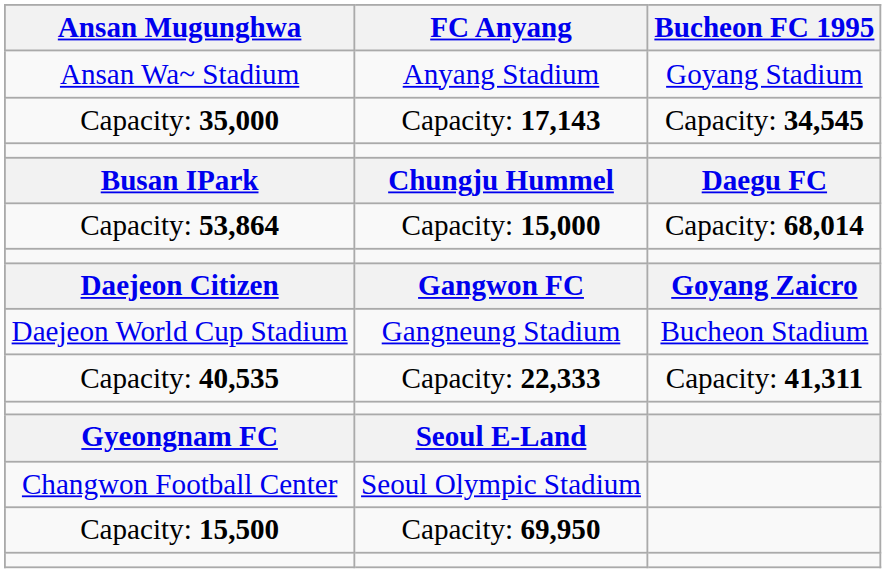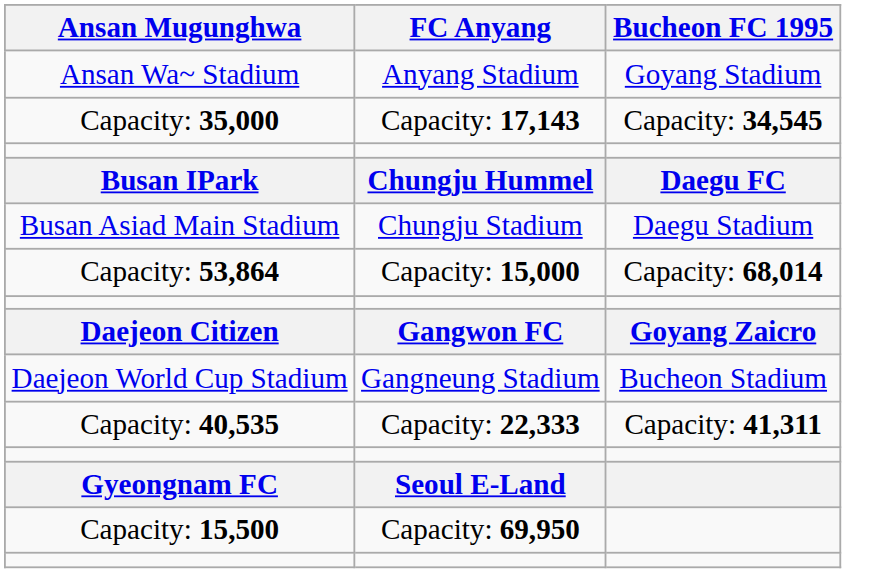+ row: (180, 225)
- row: (180, 483)
